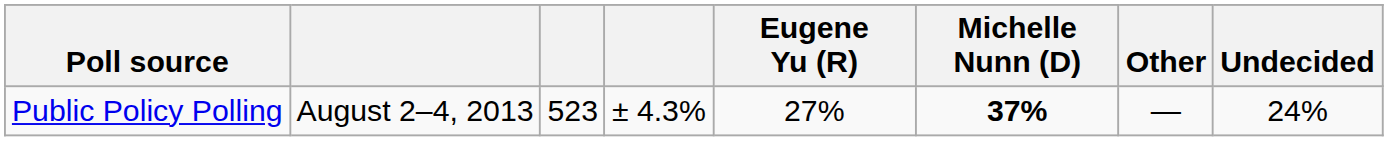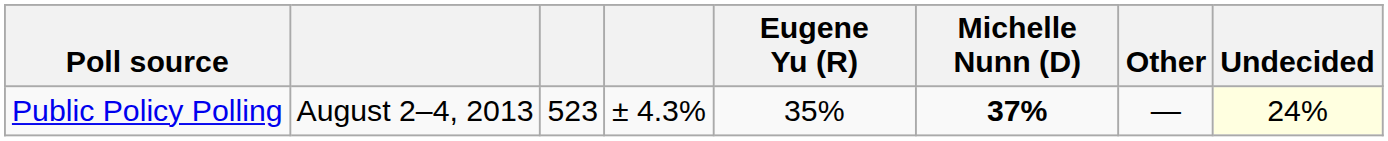(814, 110) 27% -> (814, 110) 35%
(1298, 110) no background -> (1298, 110) lightyellow background
